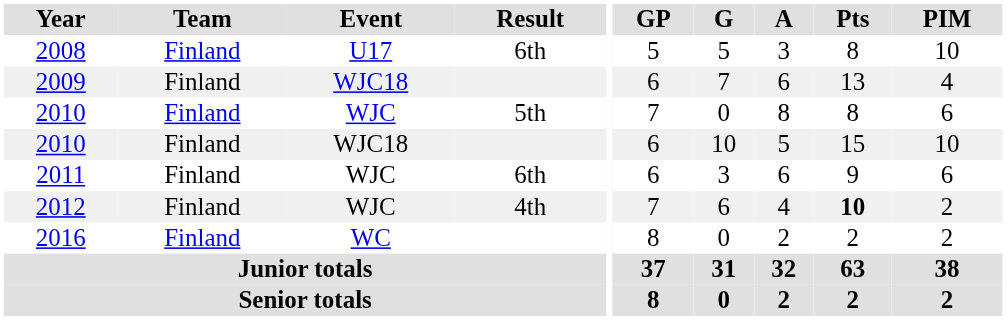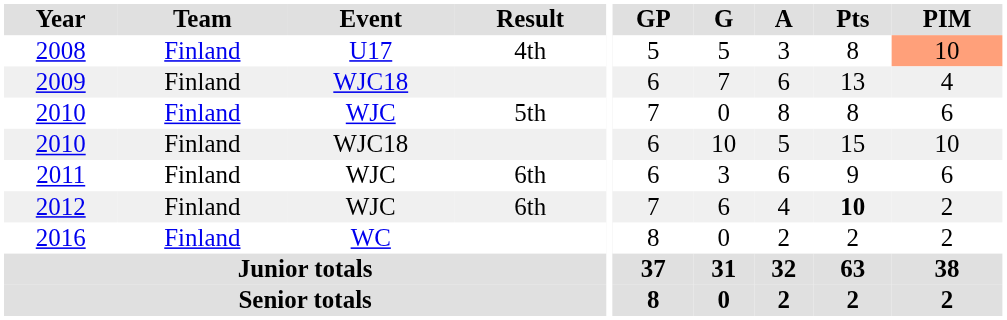(530, 50) 6th -> (530, 50) 4th
(947, 50) no background -> (947, 50) lightsalmon background
(530, 206) 4th -> (530, 206) 6th
